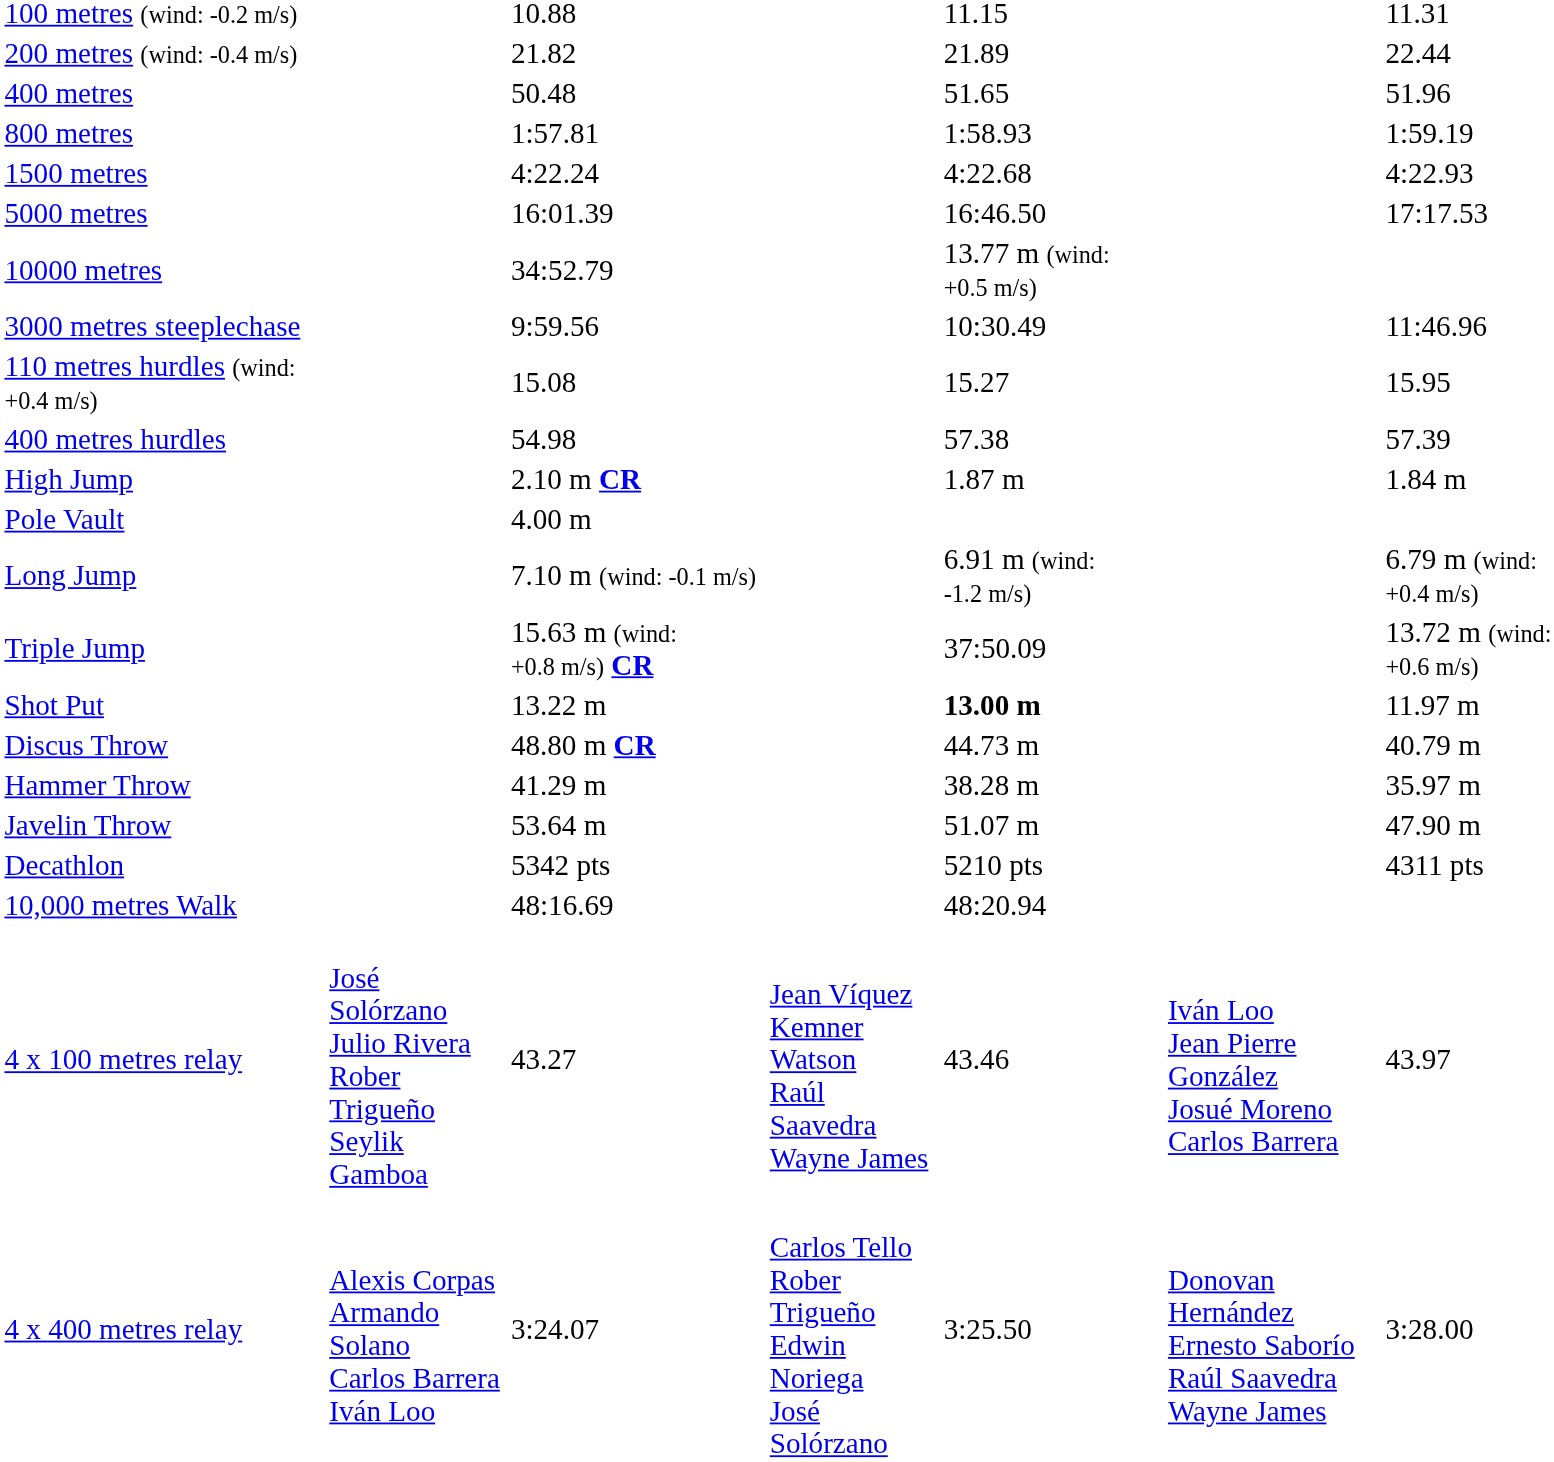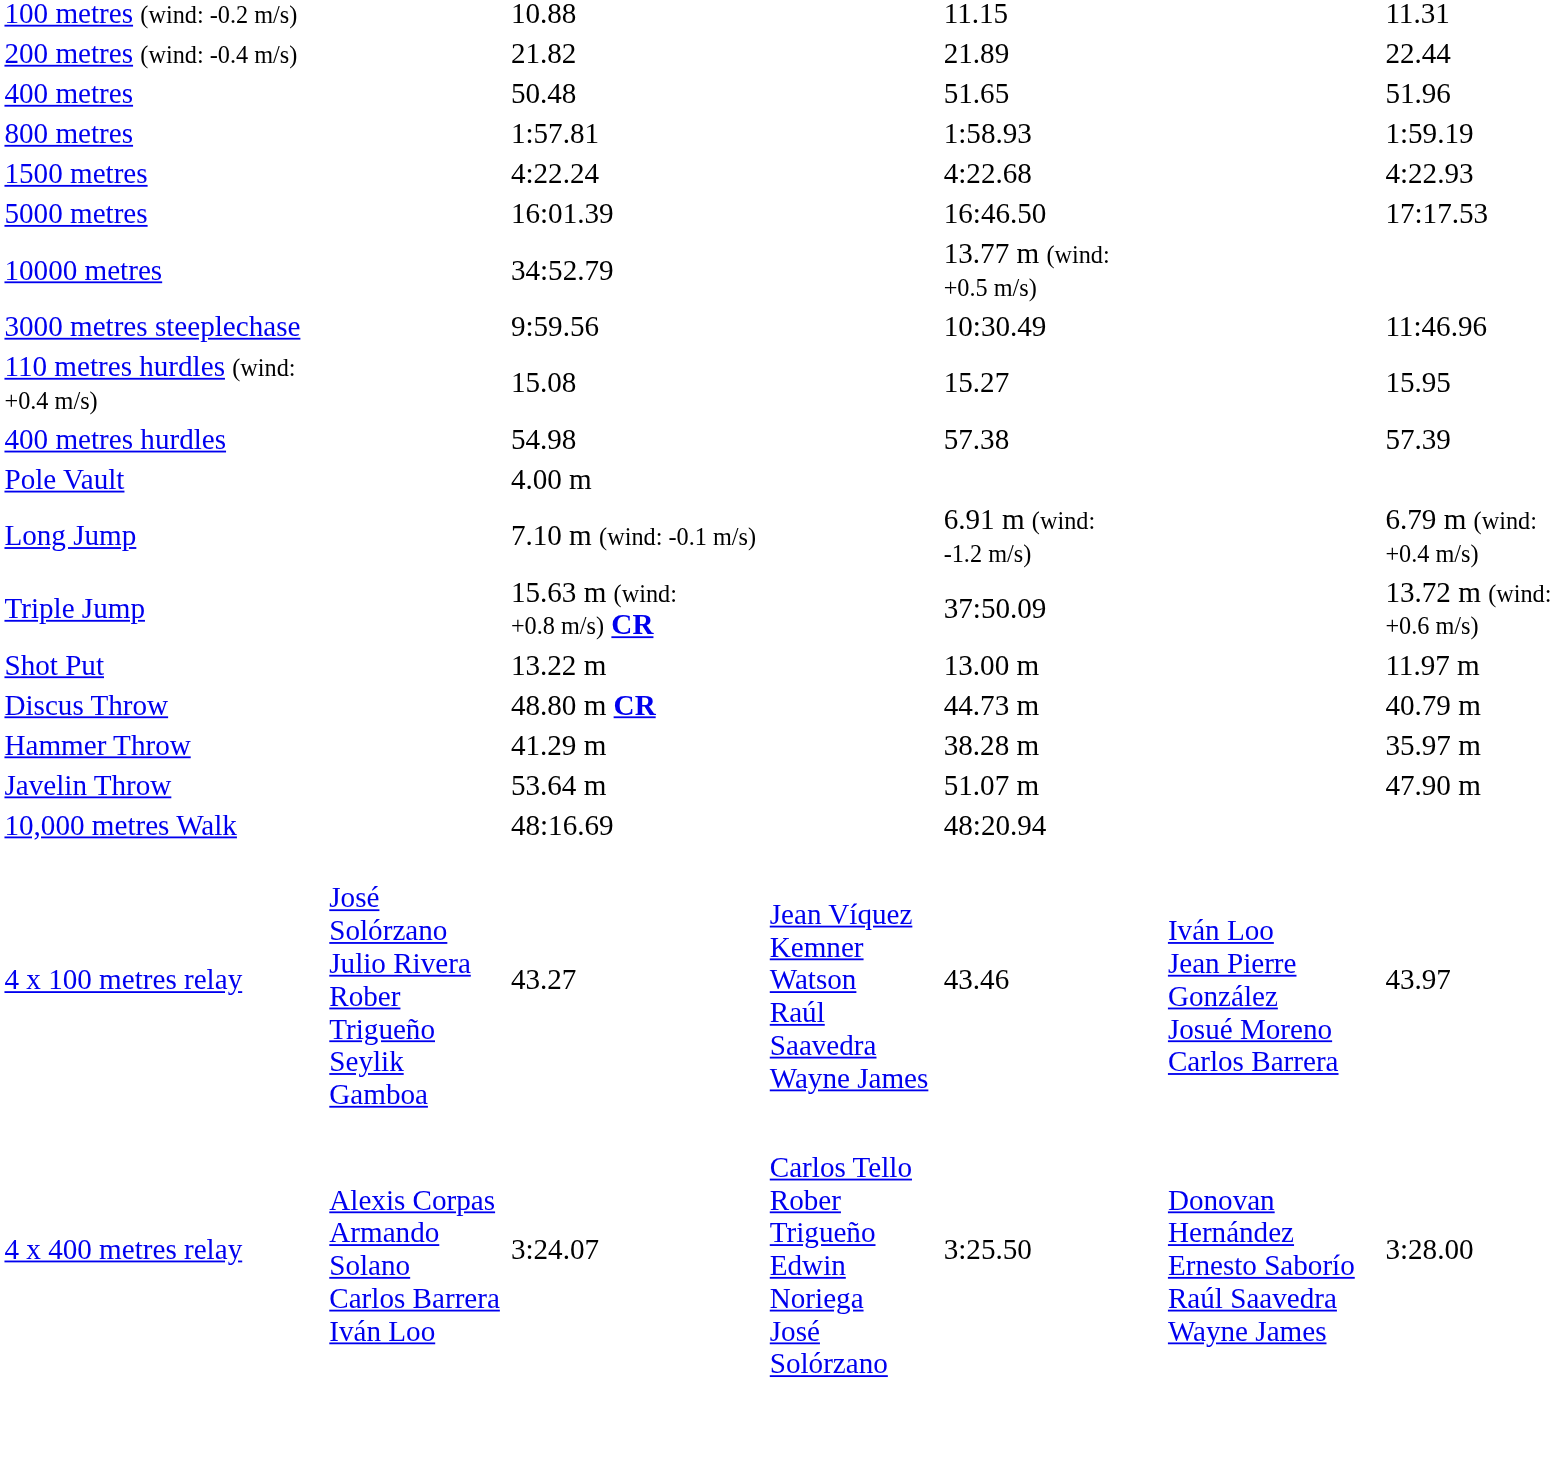- row: (69, 479)
(992, 705) bold -> (991, 664) normal
- row: (64, 865)
